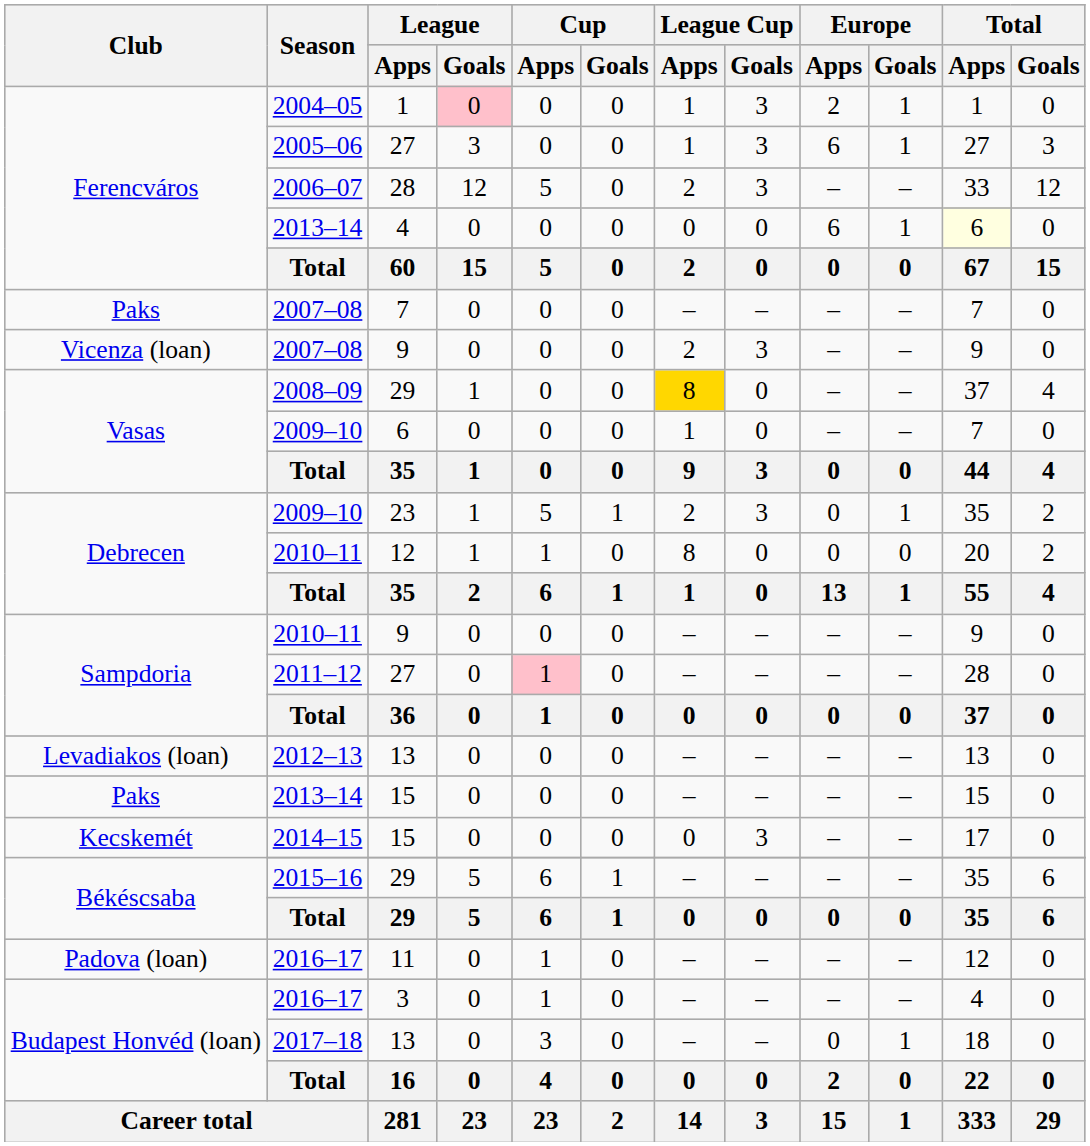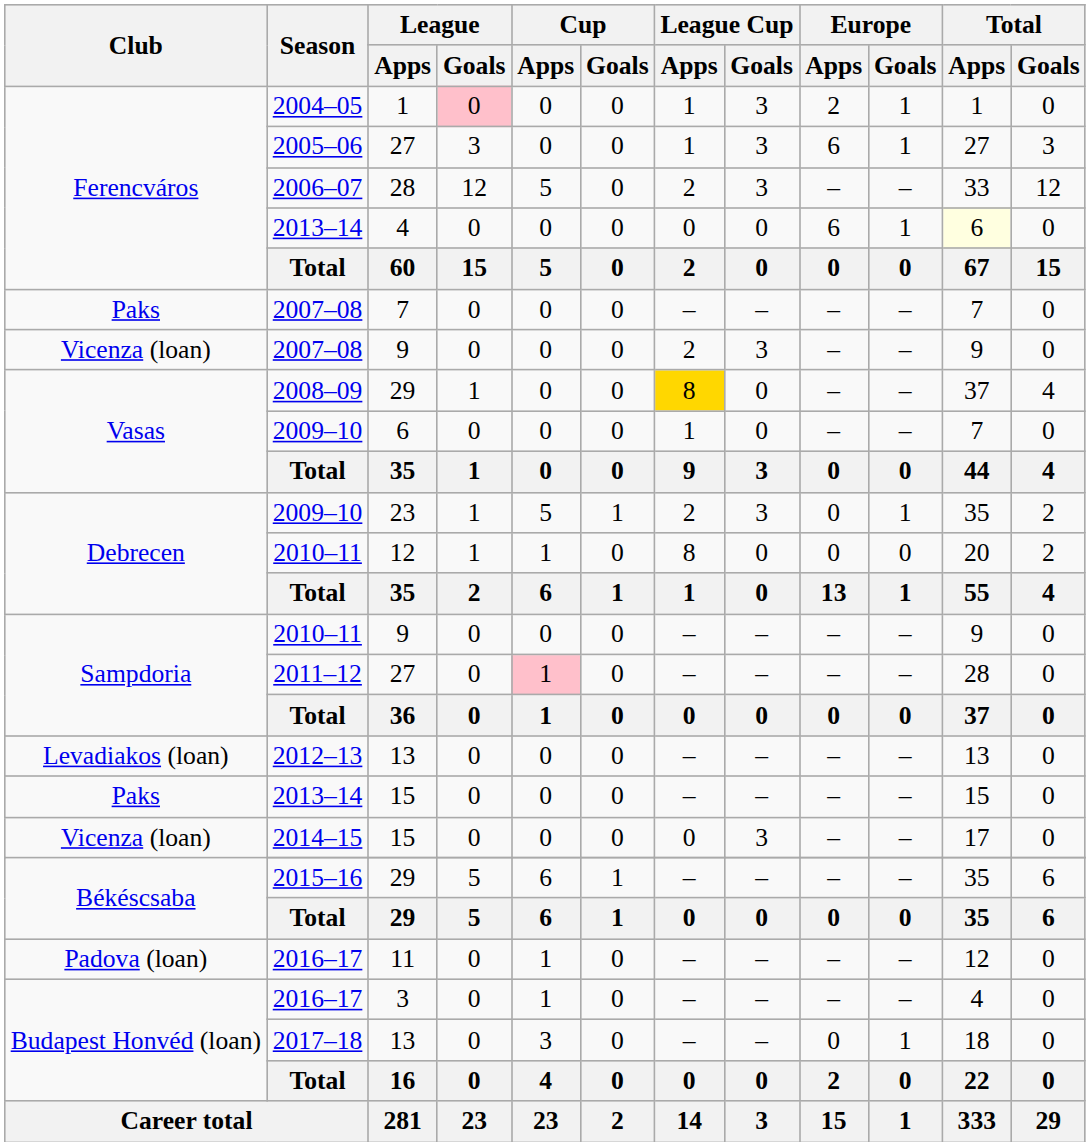(136, 836) Kecskemét -> (136, 836) Vicenza (loan)
